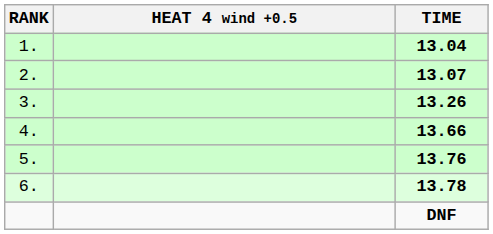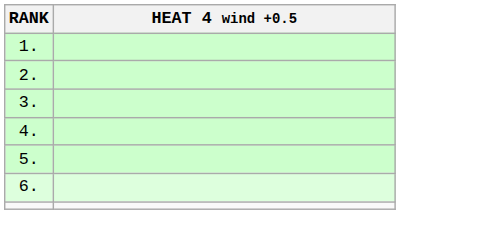- column: (442, 18)
